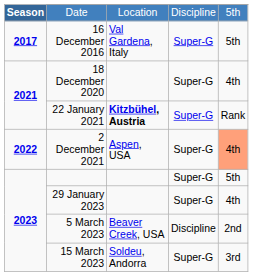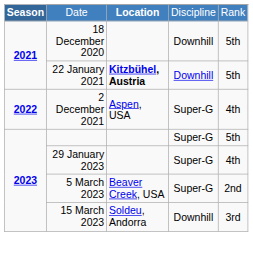(138, 13) normal -> (138, 13) bold
(233, 13) 5th -> (233, 13) Rank
- row: (80, 41)
(193, 81) Super-G -> (193, 41) Downhill
(233, 81) 4th -> (233, 41) 5th
(193, 115) Super-G -> (193, 75) Downhill
(233, 115) Rank -> (233, 75) 5th
(233, 150) lightsalmon background -> (233, 110) no background
(193, 229) Discipline -> (193, 189) Super-G
(193, 257) Super-G -> (193, 217) Downhill
